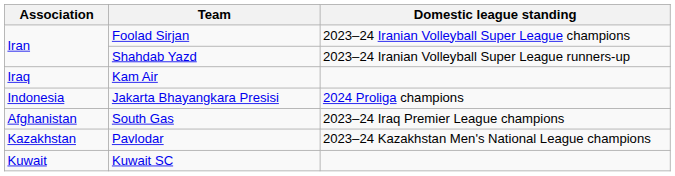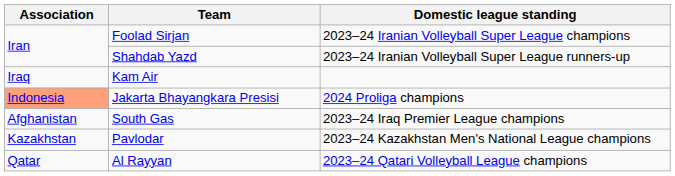(36, 98) no background -> (36, 98) lightsalmon background
- row: (143, 160)
+ row: (142, 160)
